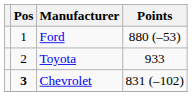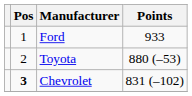(155, 37) 880 (–53) -> (155, 37) 933
(155, 59) 933 -> (155, 59) 880 (–53)
